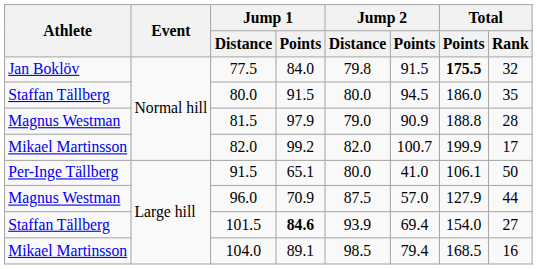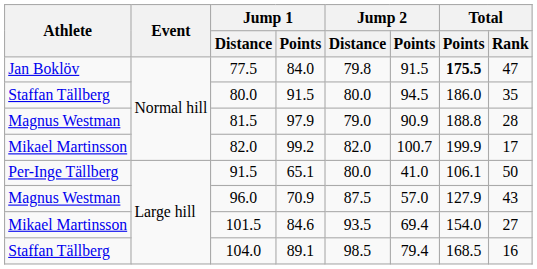(510, 69) 32 -> (510, 69) 47
(510, 199) 44 -> (510, 199) 43
(59, 224) Staffan Tällberg -> (68, 224) Mikael Martinsson
(300, 224) bold -> (300, 224) normal
(357, 224) 93.9 -> (357, 224) 93.5
(68, 250) Mikael Martinsson -> (59, 250) Staffan Tällberg
